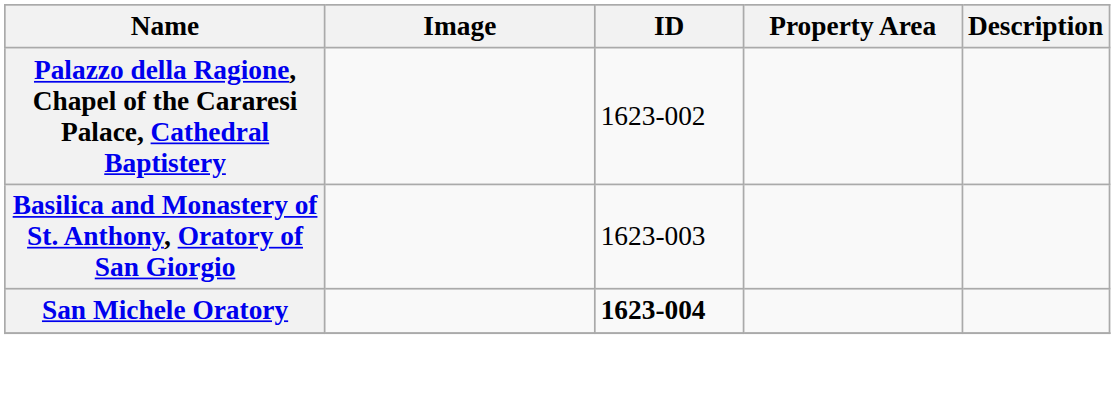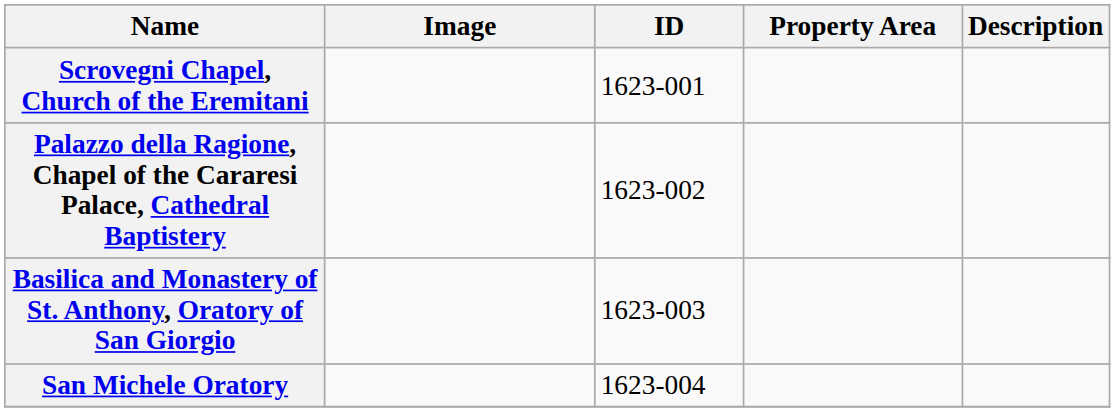+ row: (165, 84)
(653, 310) bold -> (653, 384) normal
